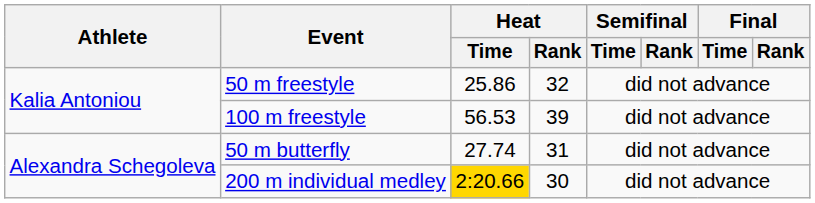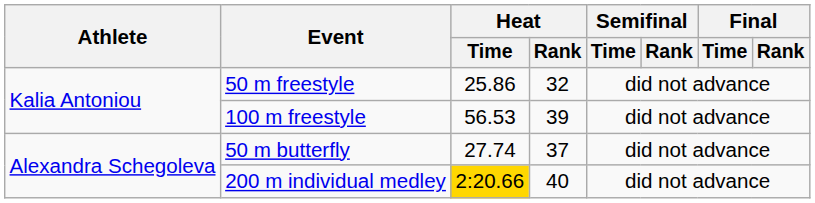(558, 150) 31 -> (558, 150) 37
(558, 182) 30 -> (558, 182) 40
